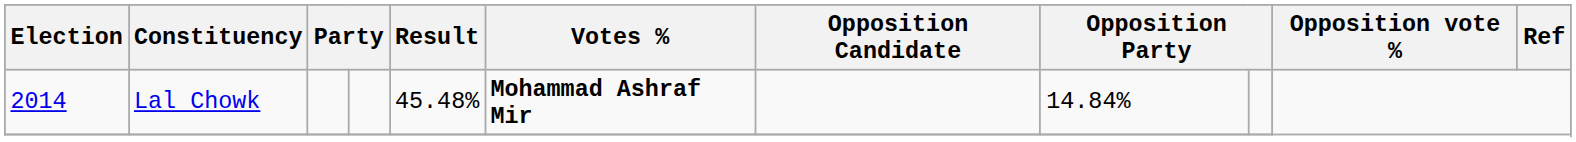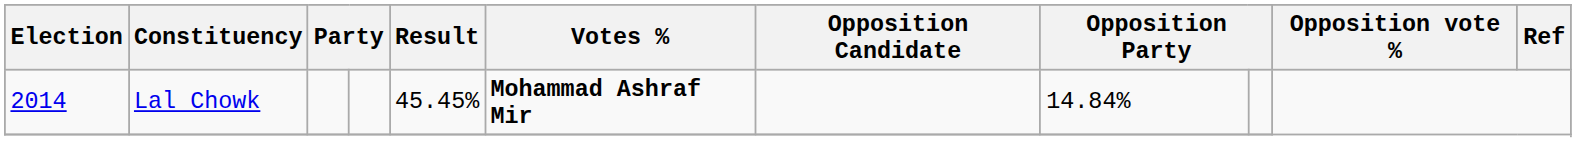(437, 103) 45.48% -> (437, 103) 45.45%
